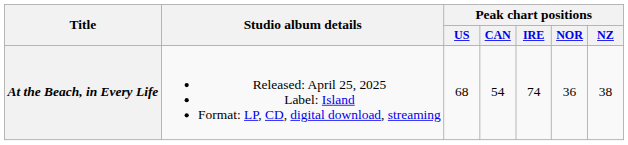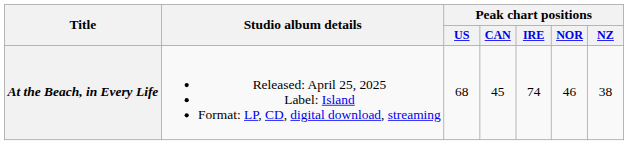(498, 92) 54 -> (498, 92) 45
(570, 92) 36 -> (570, 92) 46
